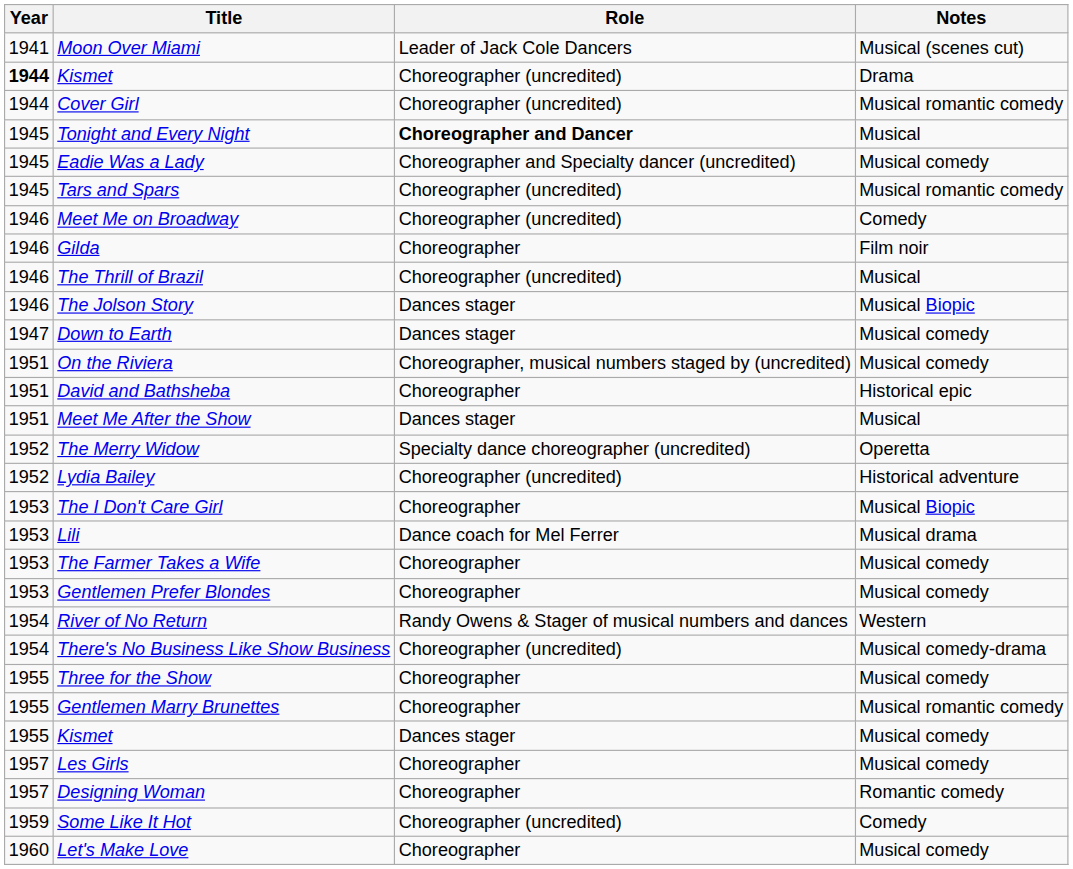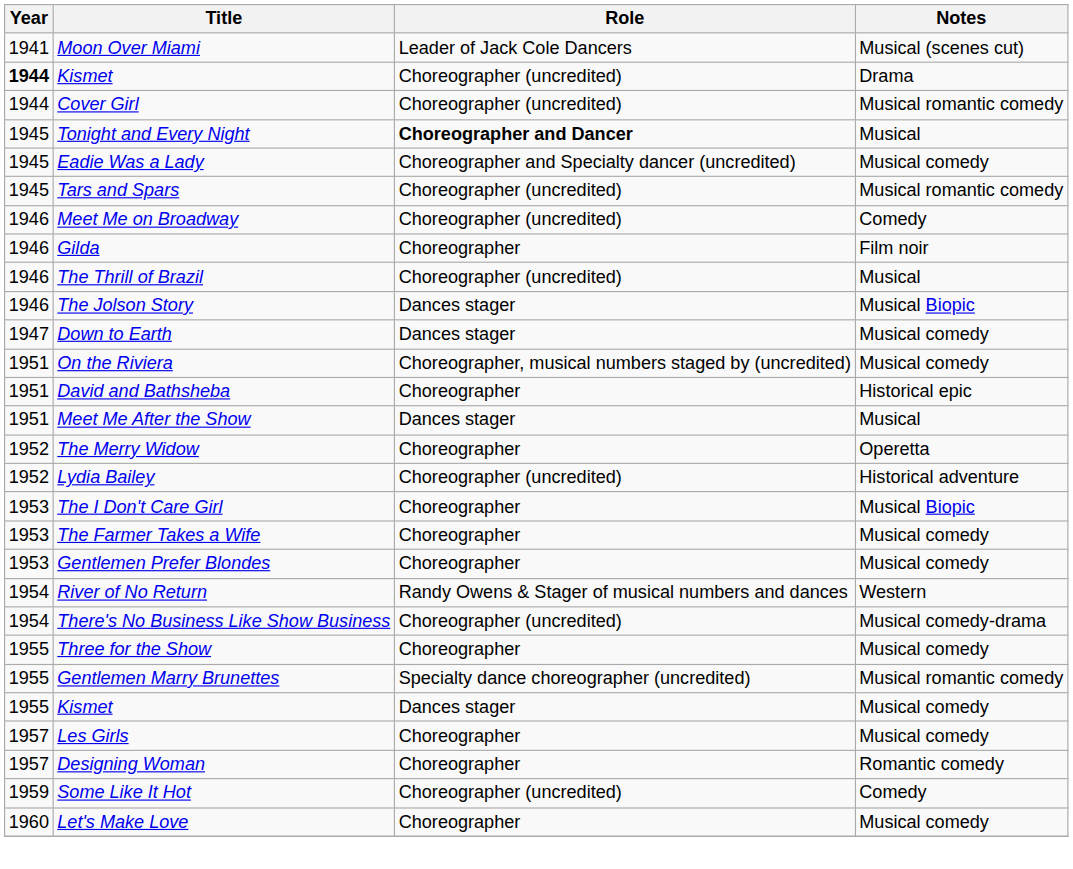(575, 448) Specialty dance choreographer (uncredited) -> (459, 448) Choreographer
- row: (68, 534)
(459, 707) Choreographer -> (575, 678) Specialty dance choreographer (uncredited)
